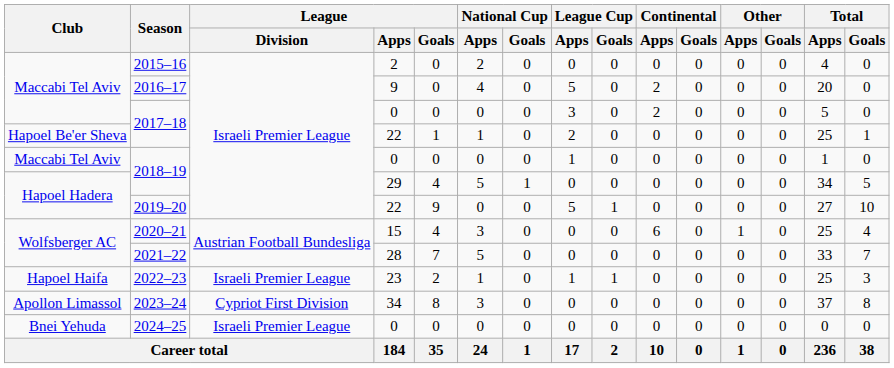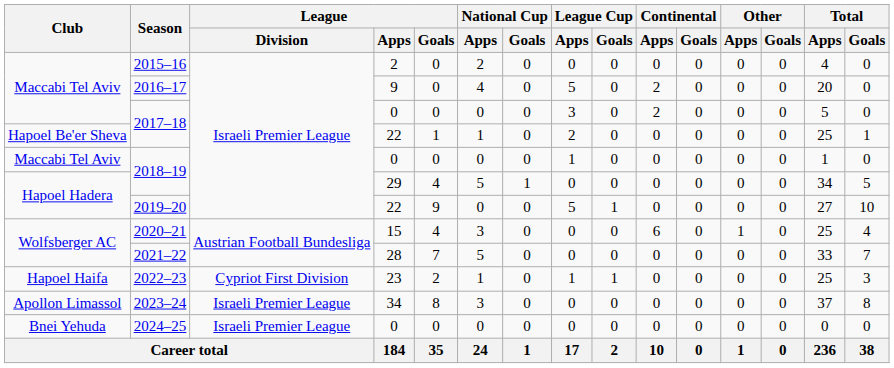(282, 278) Israeli Premier League -> (282, 278) Cypriot First Division
(282, 302) Cypriot First Division -> (282, 302) Israeli Premier League
